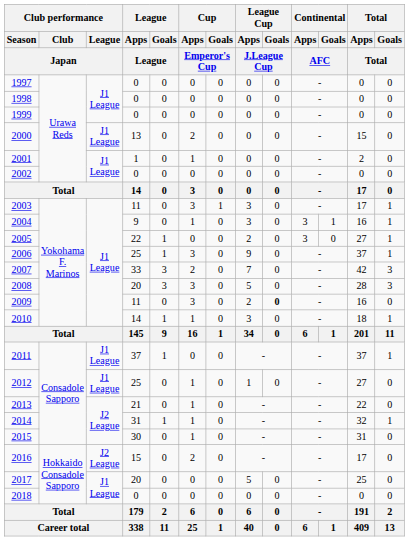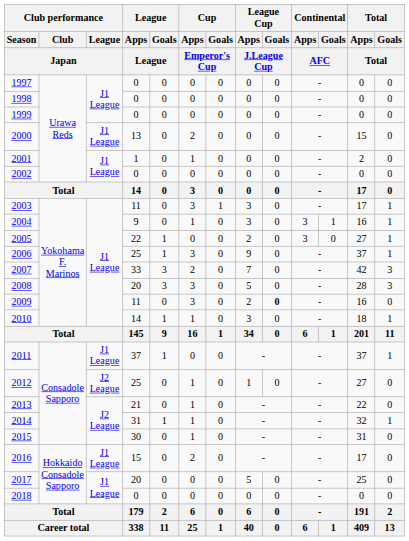(105, 383) J1 League -> (105, 383) J2 League
(105, 458) J2 League -> (105, 458) J1 League
